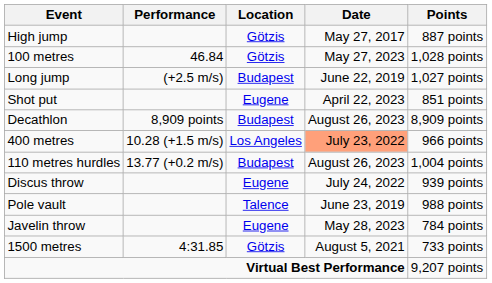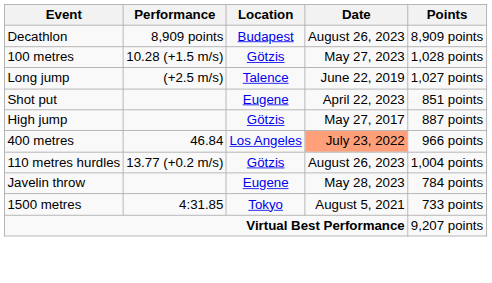rows swapped: (37, 120) <-> (37, 36)
(207, 57) 46.84 -> (175, 57) 10.28 (+1.5 m/s)
(266, 78) Budapest -> (266, 78) Talence
(175, 141) 10.28 (+1.5 m/s) -> (207, 141) 46.84
(266, 162) Budapest -> (266, 162) Götzis
- row: (45, 183)
- row: (37, 204)
(266, 246) Götzis -> (266, 204) Tokyo
